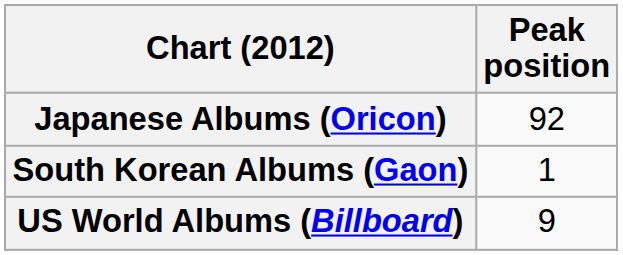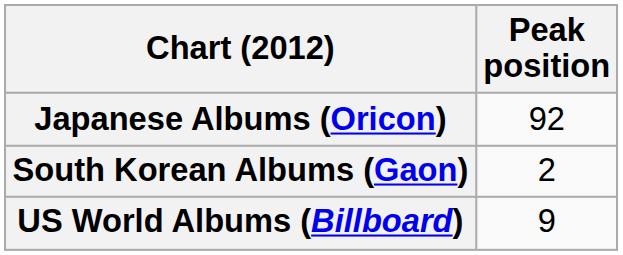(547, 170) 1 -> (547, 170) 2
